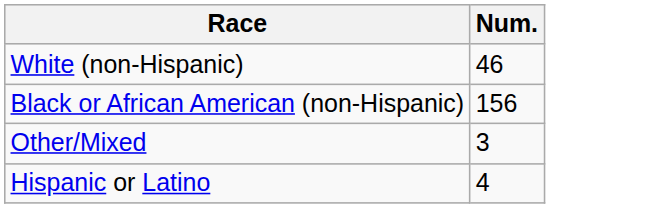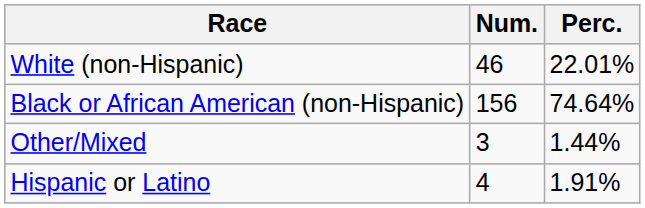+ column: (592, 24)
